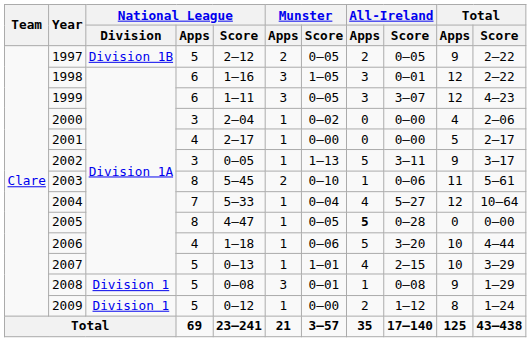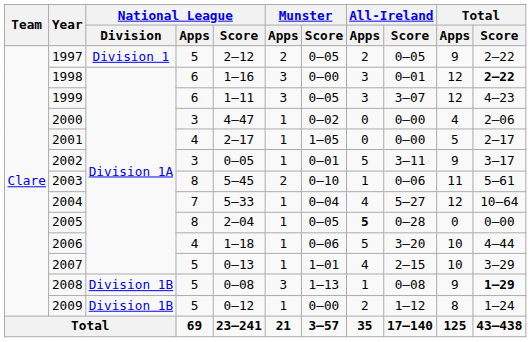(131, 56) Division 1B -> (131, 56) Division 1
(324, 77) 1–05 -> (324, 77) 0–00
(499, 77) normal -> (499, 77) bold
(239, 119) 2–04 -> (239, 119) 4–47
(324, 139) 0–00 -> (324, 139) 1–05
(324, 160) 1–13 -> (324, 160) 0–01
(239, 223) 4–47 -> (239, 223) 2–04
(131, 285) Division 1 -> (131, 285) Division 1B
(324, 285) 0–01 -> (324, 285) 1–13
(499, 285) normal -> (499, 285) bold
(131, 306) Division 1 -> (131, 306) Division 1B
